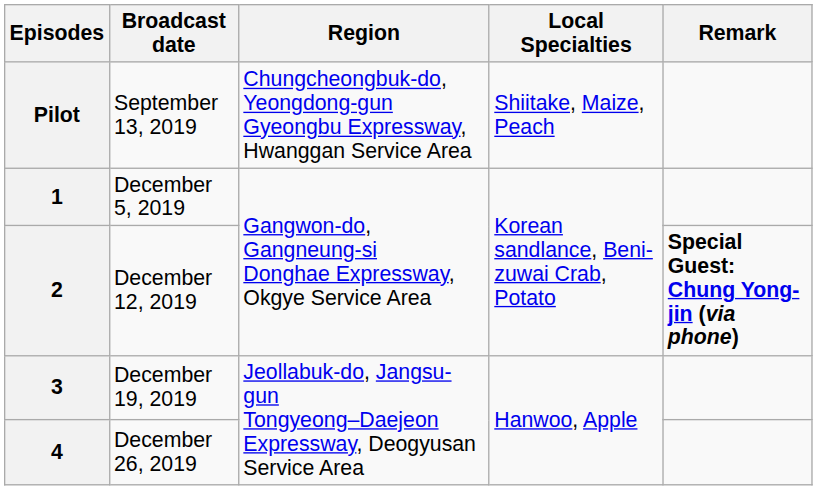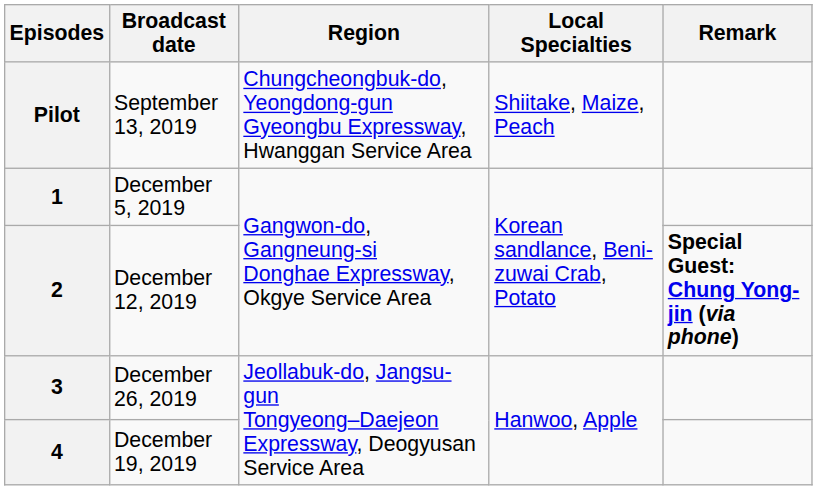(163, 387) December 19, 2019 -> (163, 387) December 26, 2019
(163, 452) December 26, 2019 -> (163, 452) December 19, 2019
